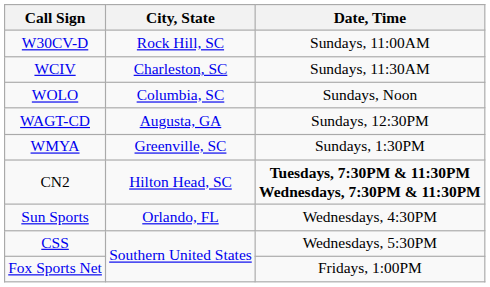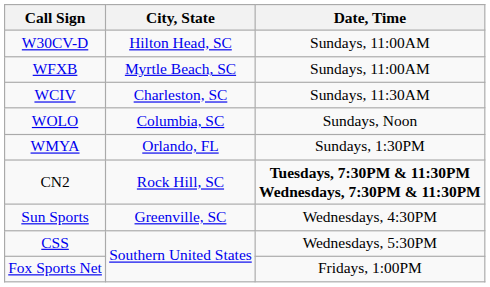(180, 43) Rock Hill, SC -> (180, 43) Hilton Head, SC
+ row: (55, 69)
- row: (55, 121)
(180, 147) Greenville, SC -> (180, 147) Orlando, FL
(180, 182) Hilton Head, SC -> (180, 182) Rock Hill, SC
(180, 217) Orlando, FL -> (180, 217) Greenville, SC
